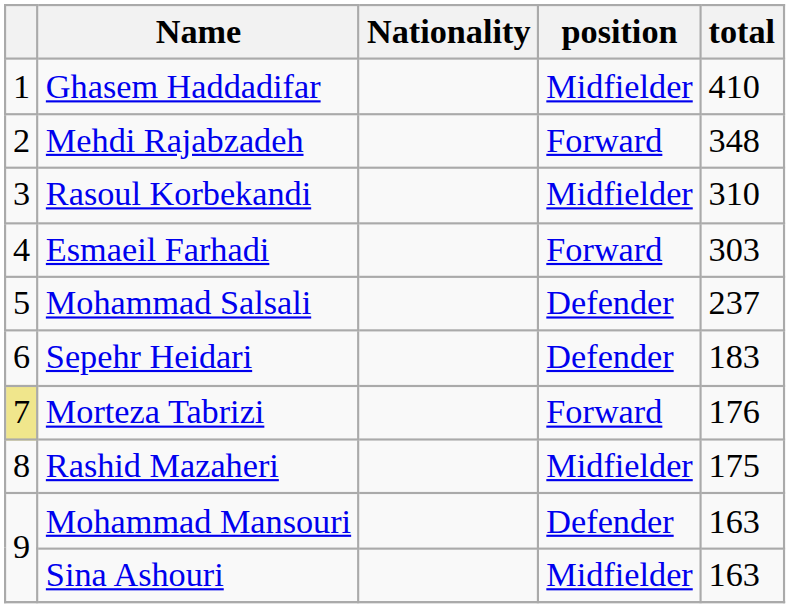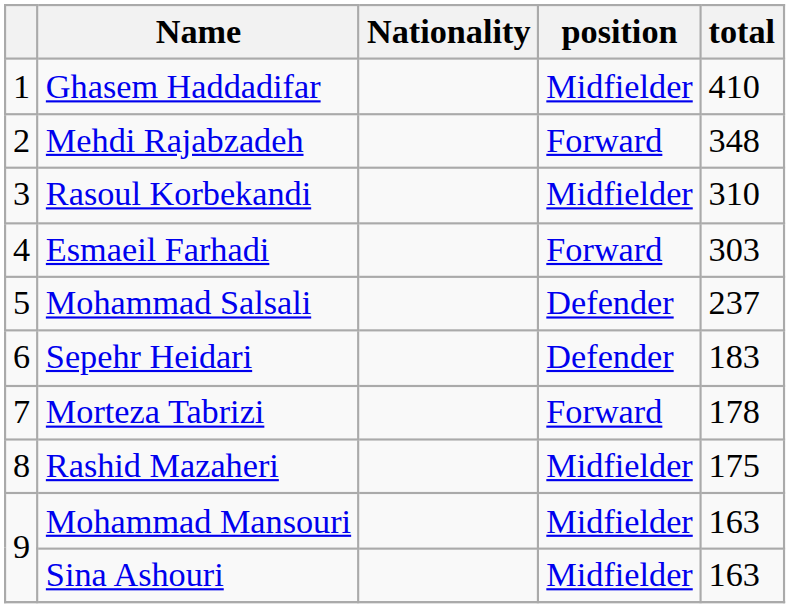(22, 411) khaki background -> (22, 411) no background
(734, 411) 176 -> (734, 411) 178
(610, 520) Defender -> (620, 520) Midfielder
